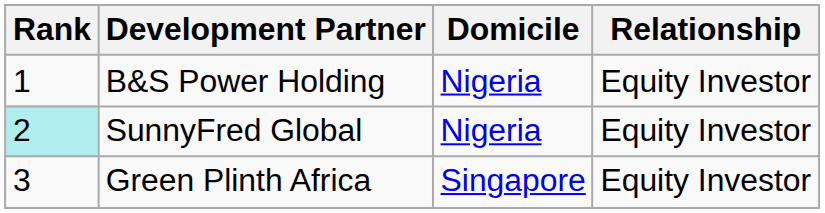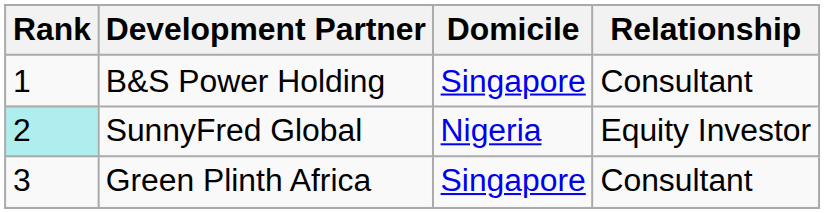(491, 80) Nigeria -> (513, 80) Singapore
(706, 80) Equity Investor -> (677, 80) Consultant
(706, 181) Equity Investor -> (677, 181) Consultant
